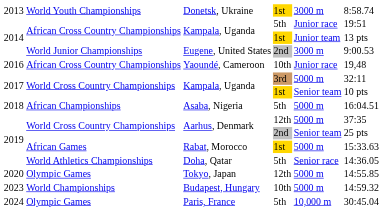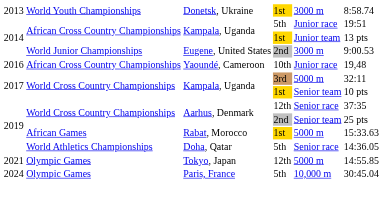- row: (213, 106)
(309, 119) 5000 m -> (316, 106) Senior race
(14, 174) 2020 -> (14, 160) 2021
- row: (222, 187)
